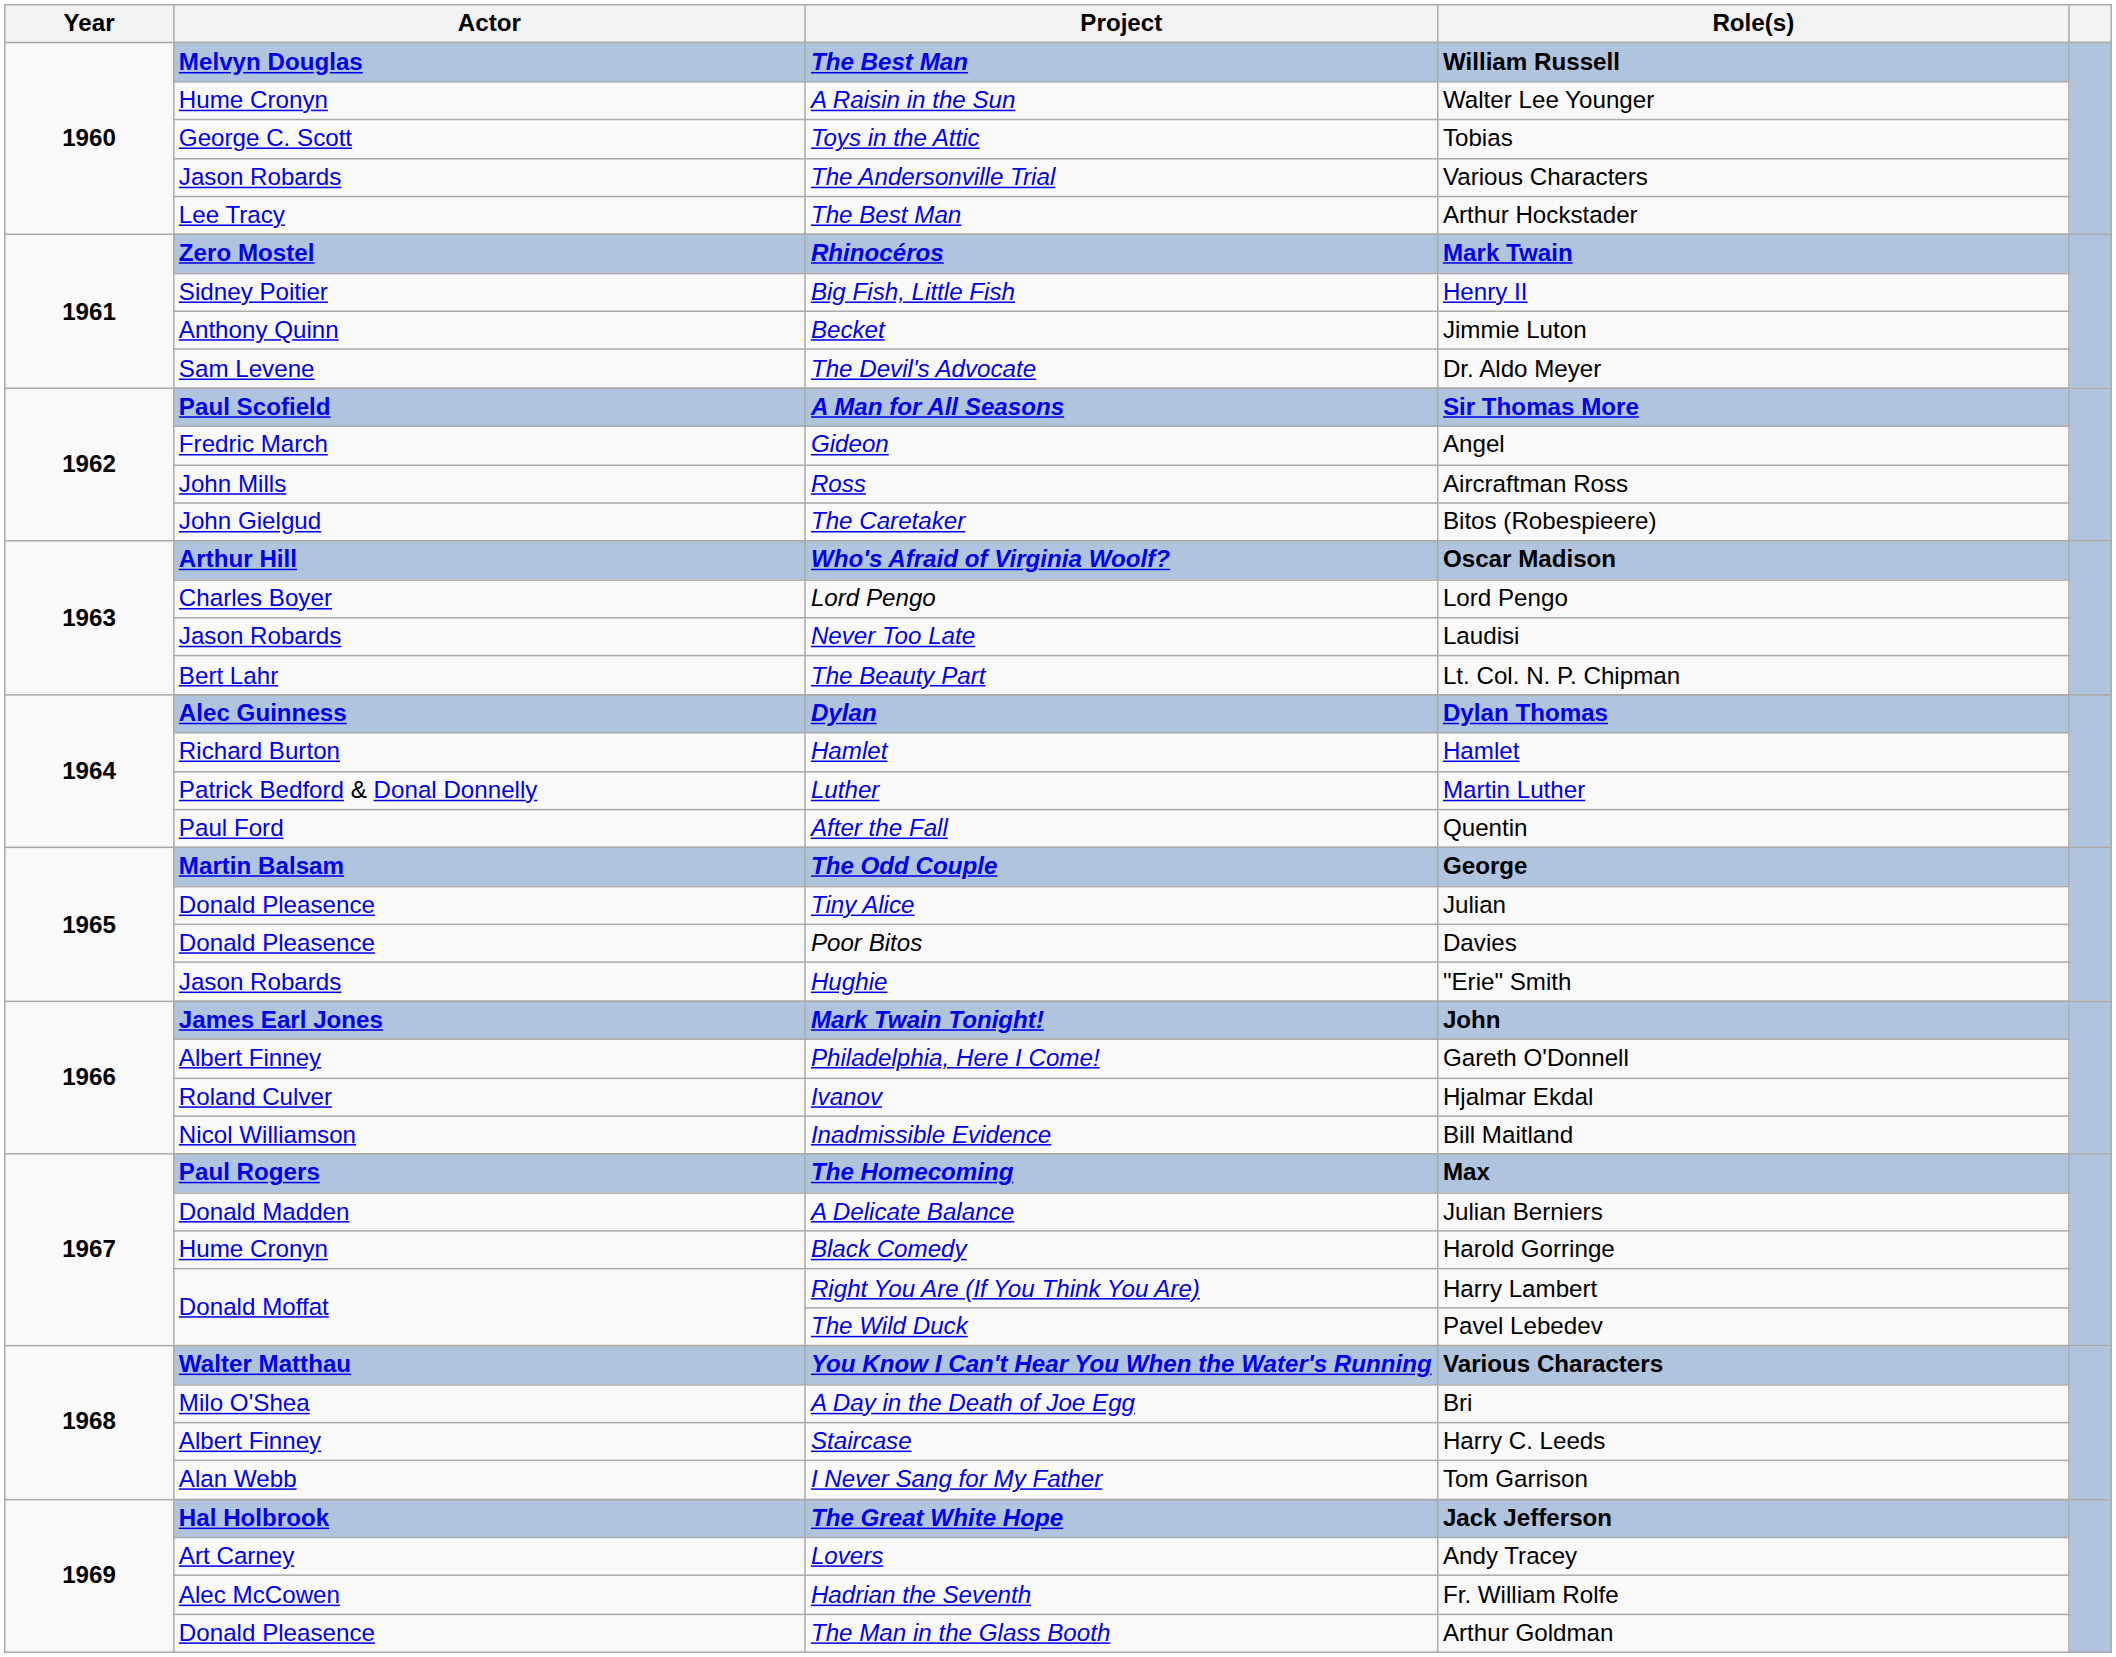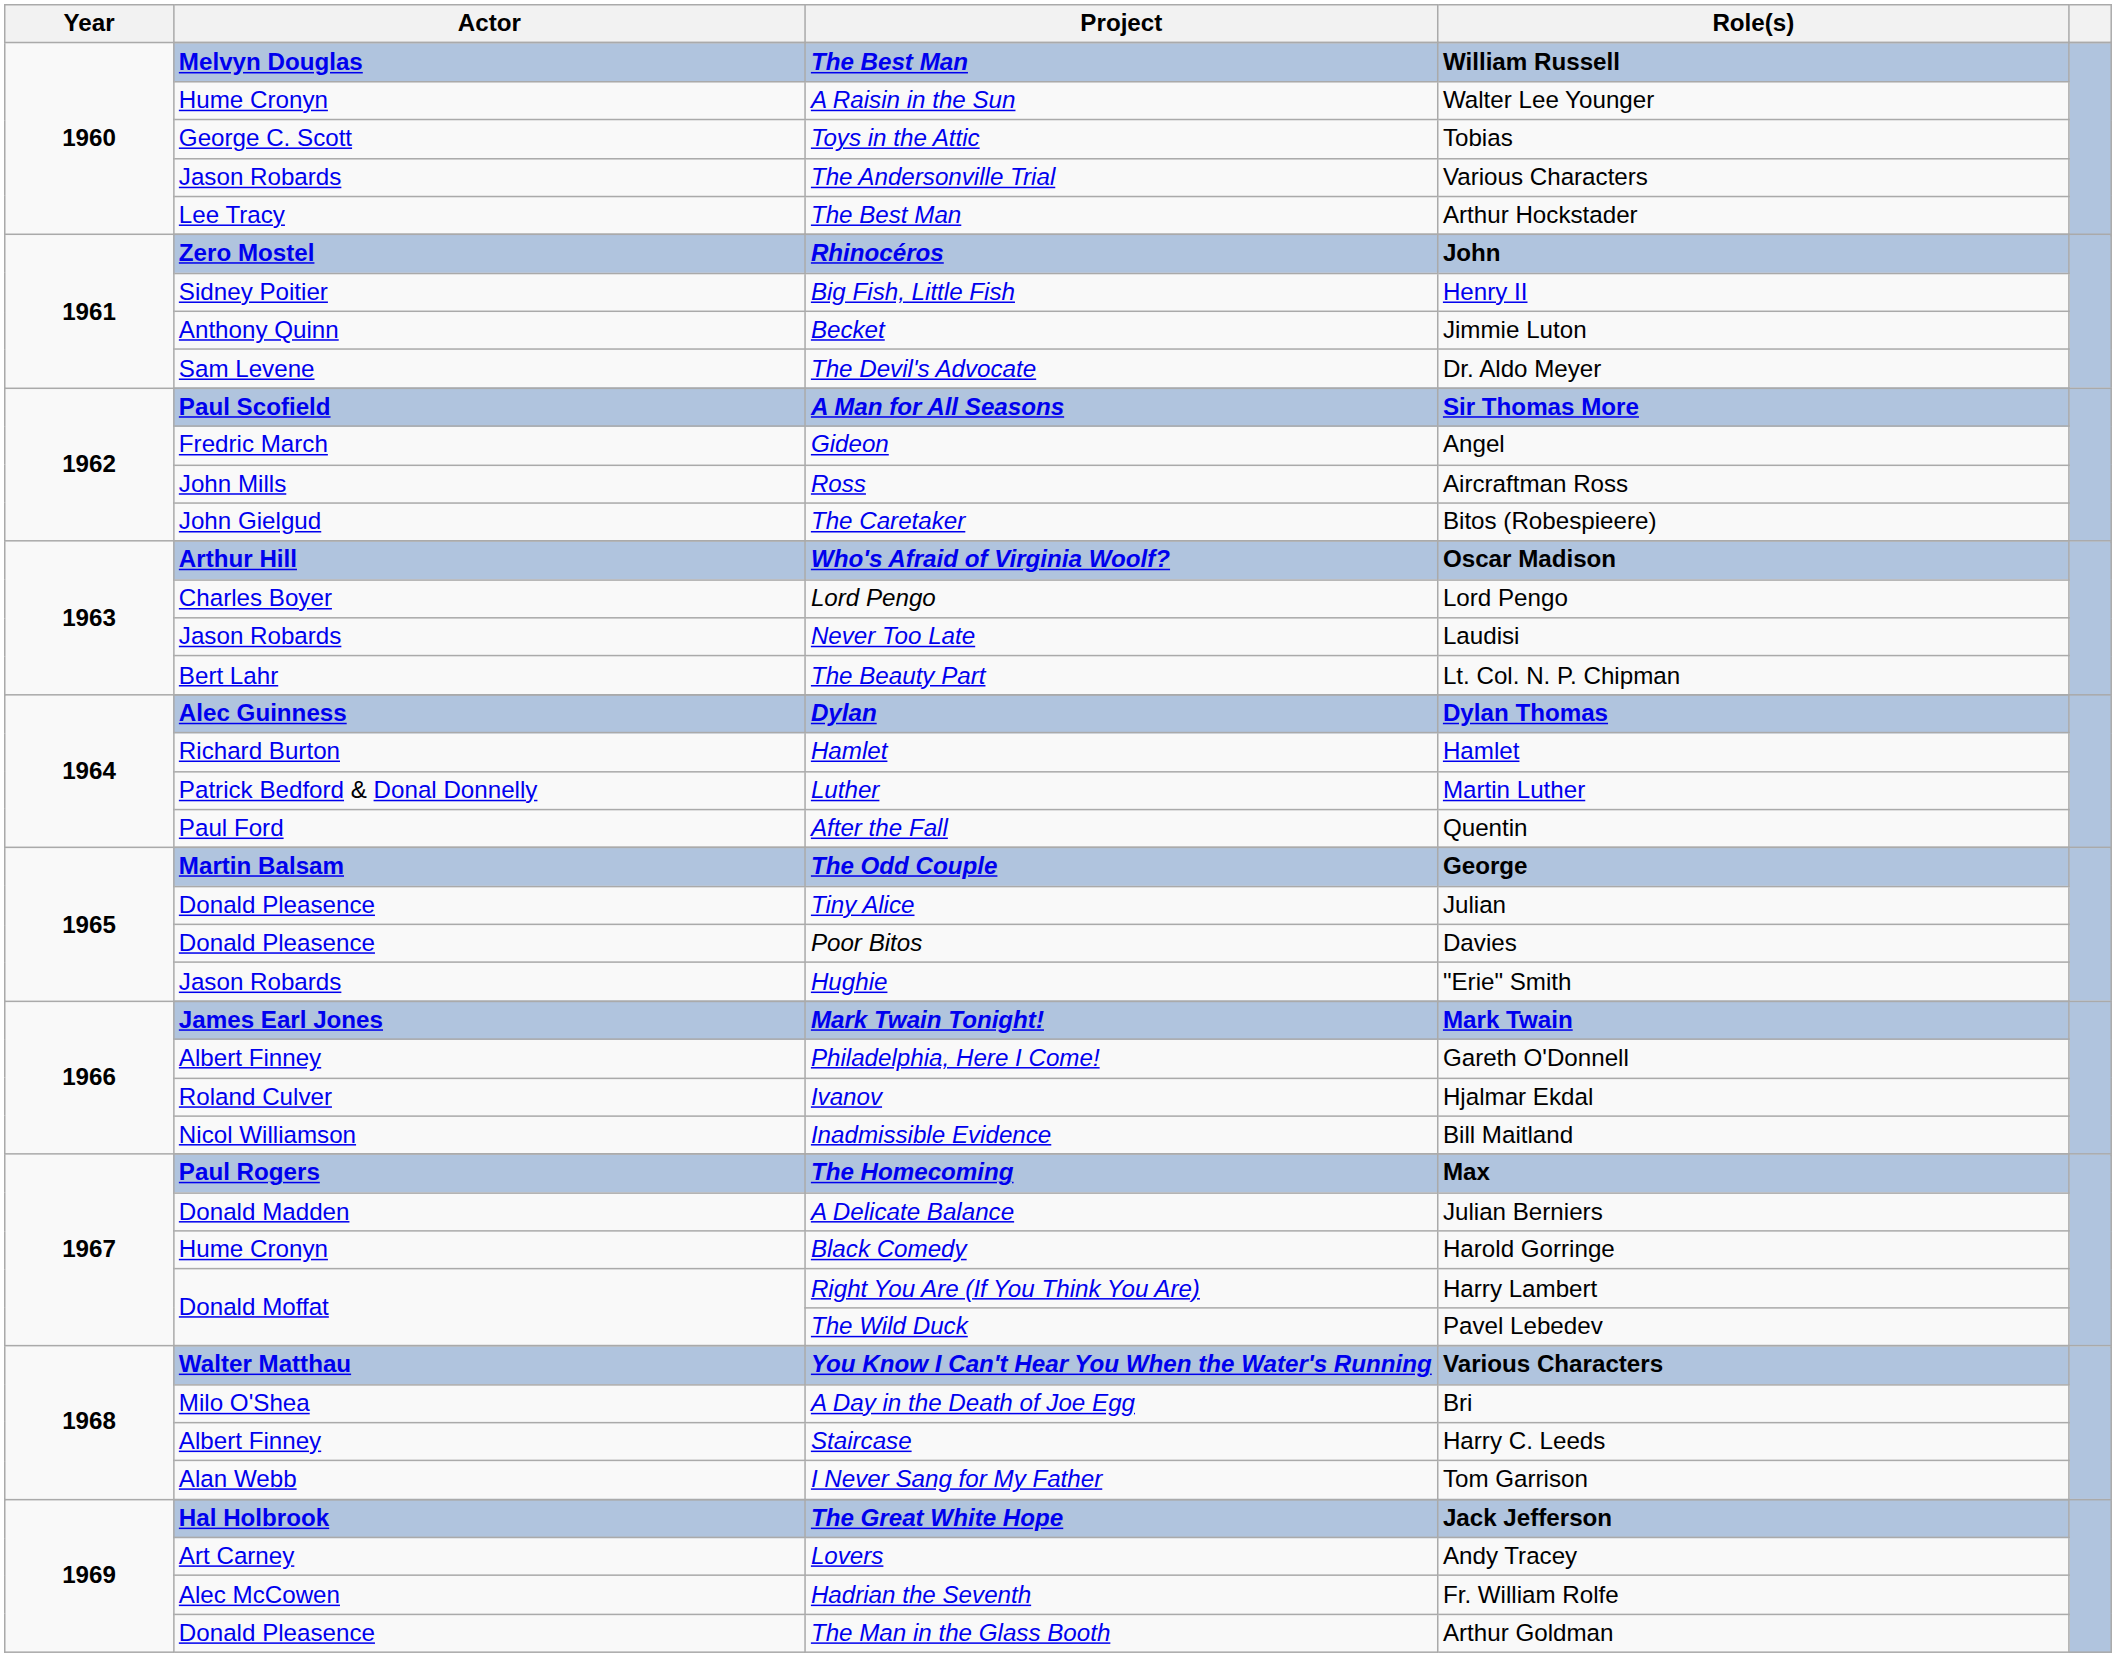(1508, 253) Mark Twain -> (1472, 253) John
(1472, 1019) John -> (1508, 1019) Mark Twain
